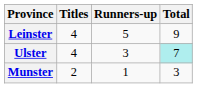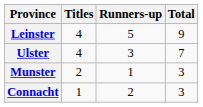(176, 53) paleturquoise background -> (181, 53) no background
+ row: (33, 92)
